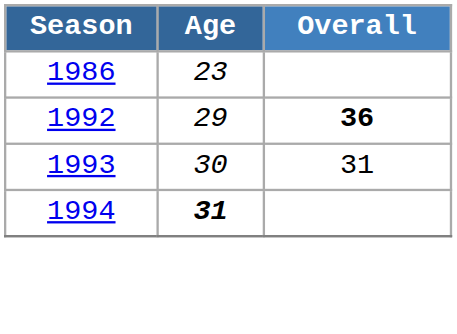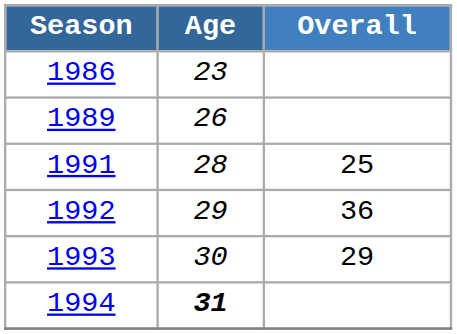+ row: (81, 121)
+ row: (81, 167)
(357, 121) bold -> (357, 213) normal
(357, 167) 31 -> (357, 259) 29
